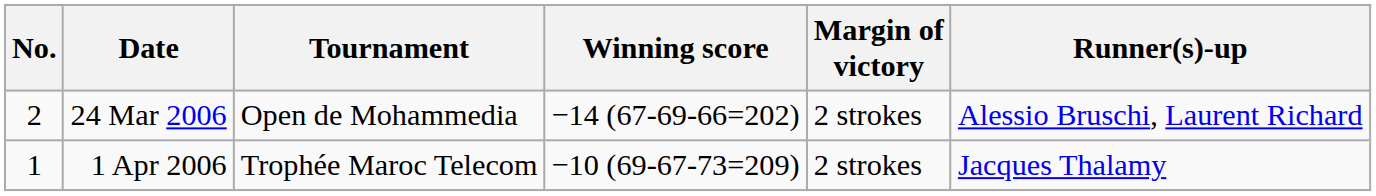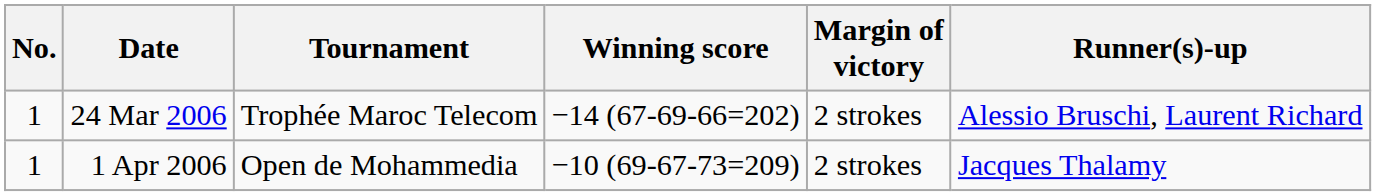(34, 115) 2 -> (34, 115) 1
(379, 115) Open de Mohammedia -> (389, 115) Trophée Maroc Telecom
(389, 165) Trophée Maroc Telecom -> (379, 165) Open de Mohammedia
